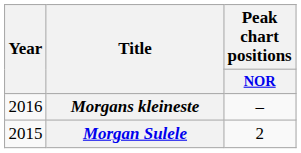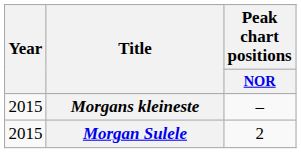(25, 106) 2016 -> (25, 106) 2015
